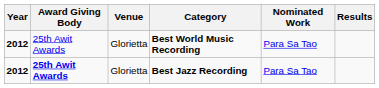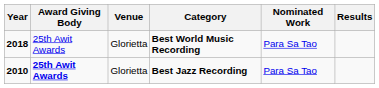(17, 44) 2012 -> (17, 44) 2018
(17, 70) 2012 -> (17, 70) 2010
